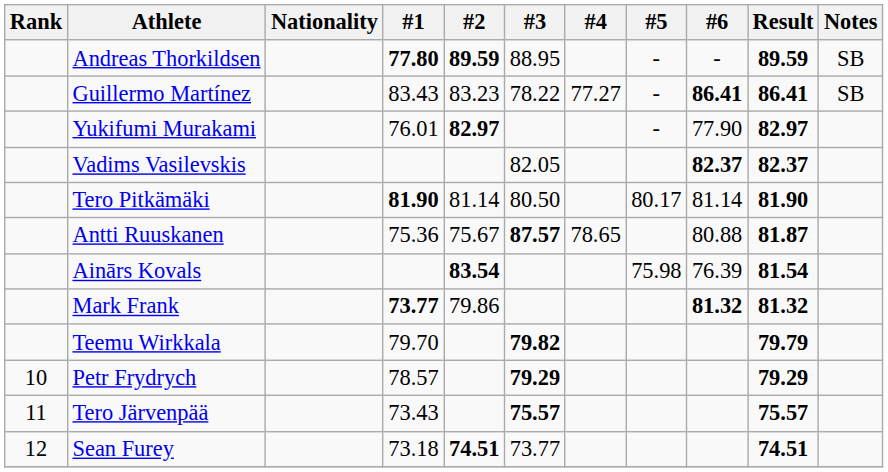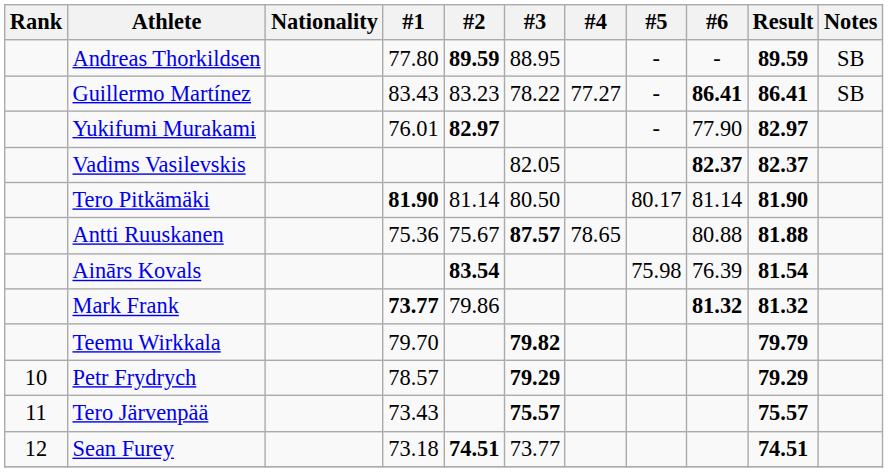(413, 57) bold -> (413, 57) normal
(783, 235) 81.87 -> (783, 235) 81.88
